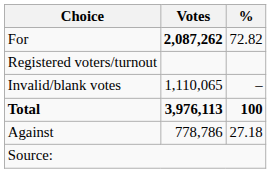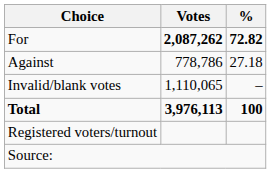(246, 39) normal -> (246, 39) bold
rows swapped: (31, 132) <-> (82, 62)
